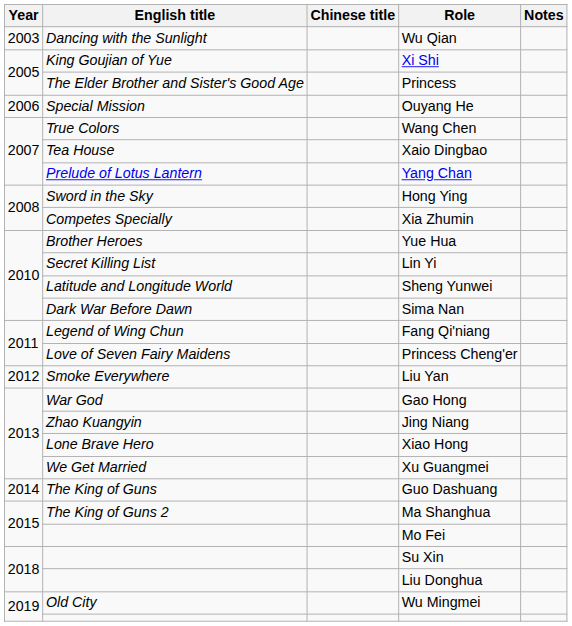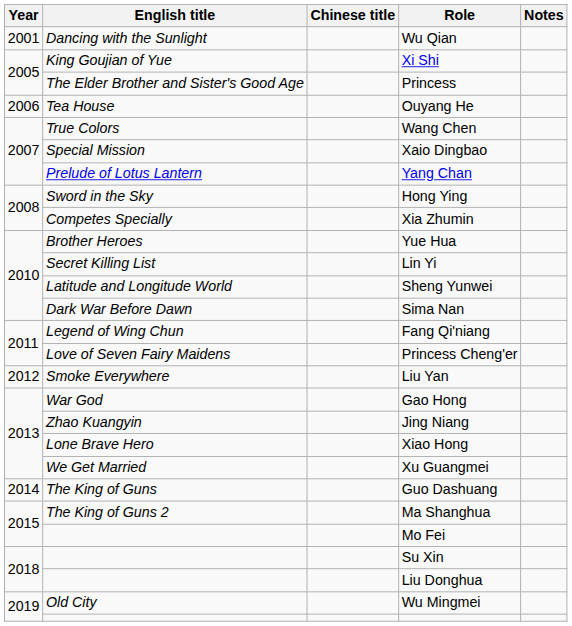(24, 38) 2003 -> (24, 38) 2001
(95, 106) Special Mission -> (80, 106) Tea House
(80, 151) Tea House -> (95, 151) Special Mission
